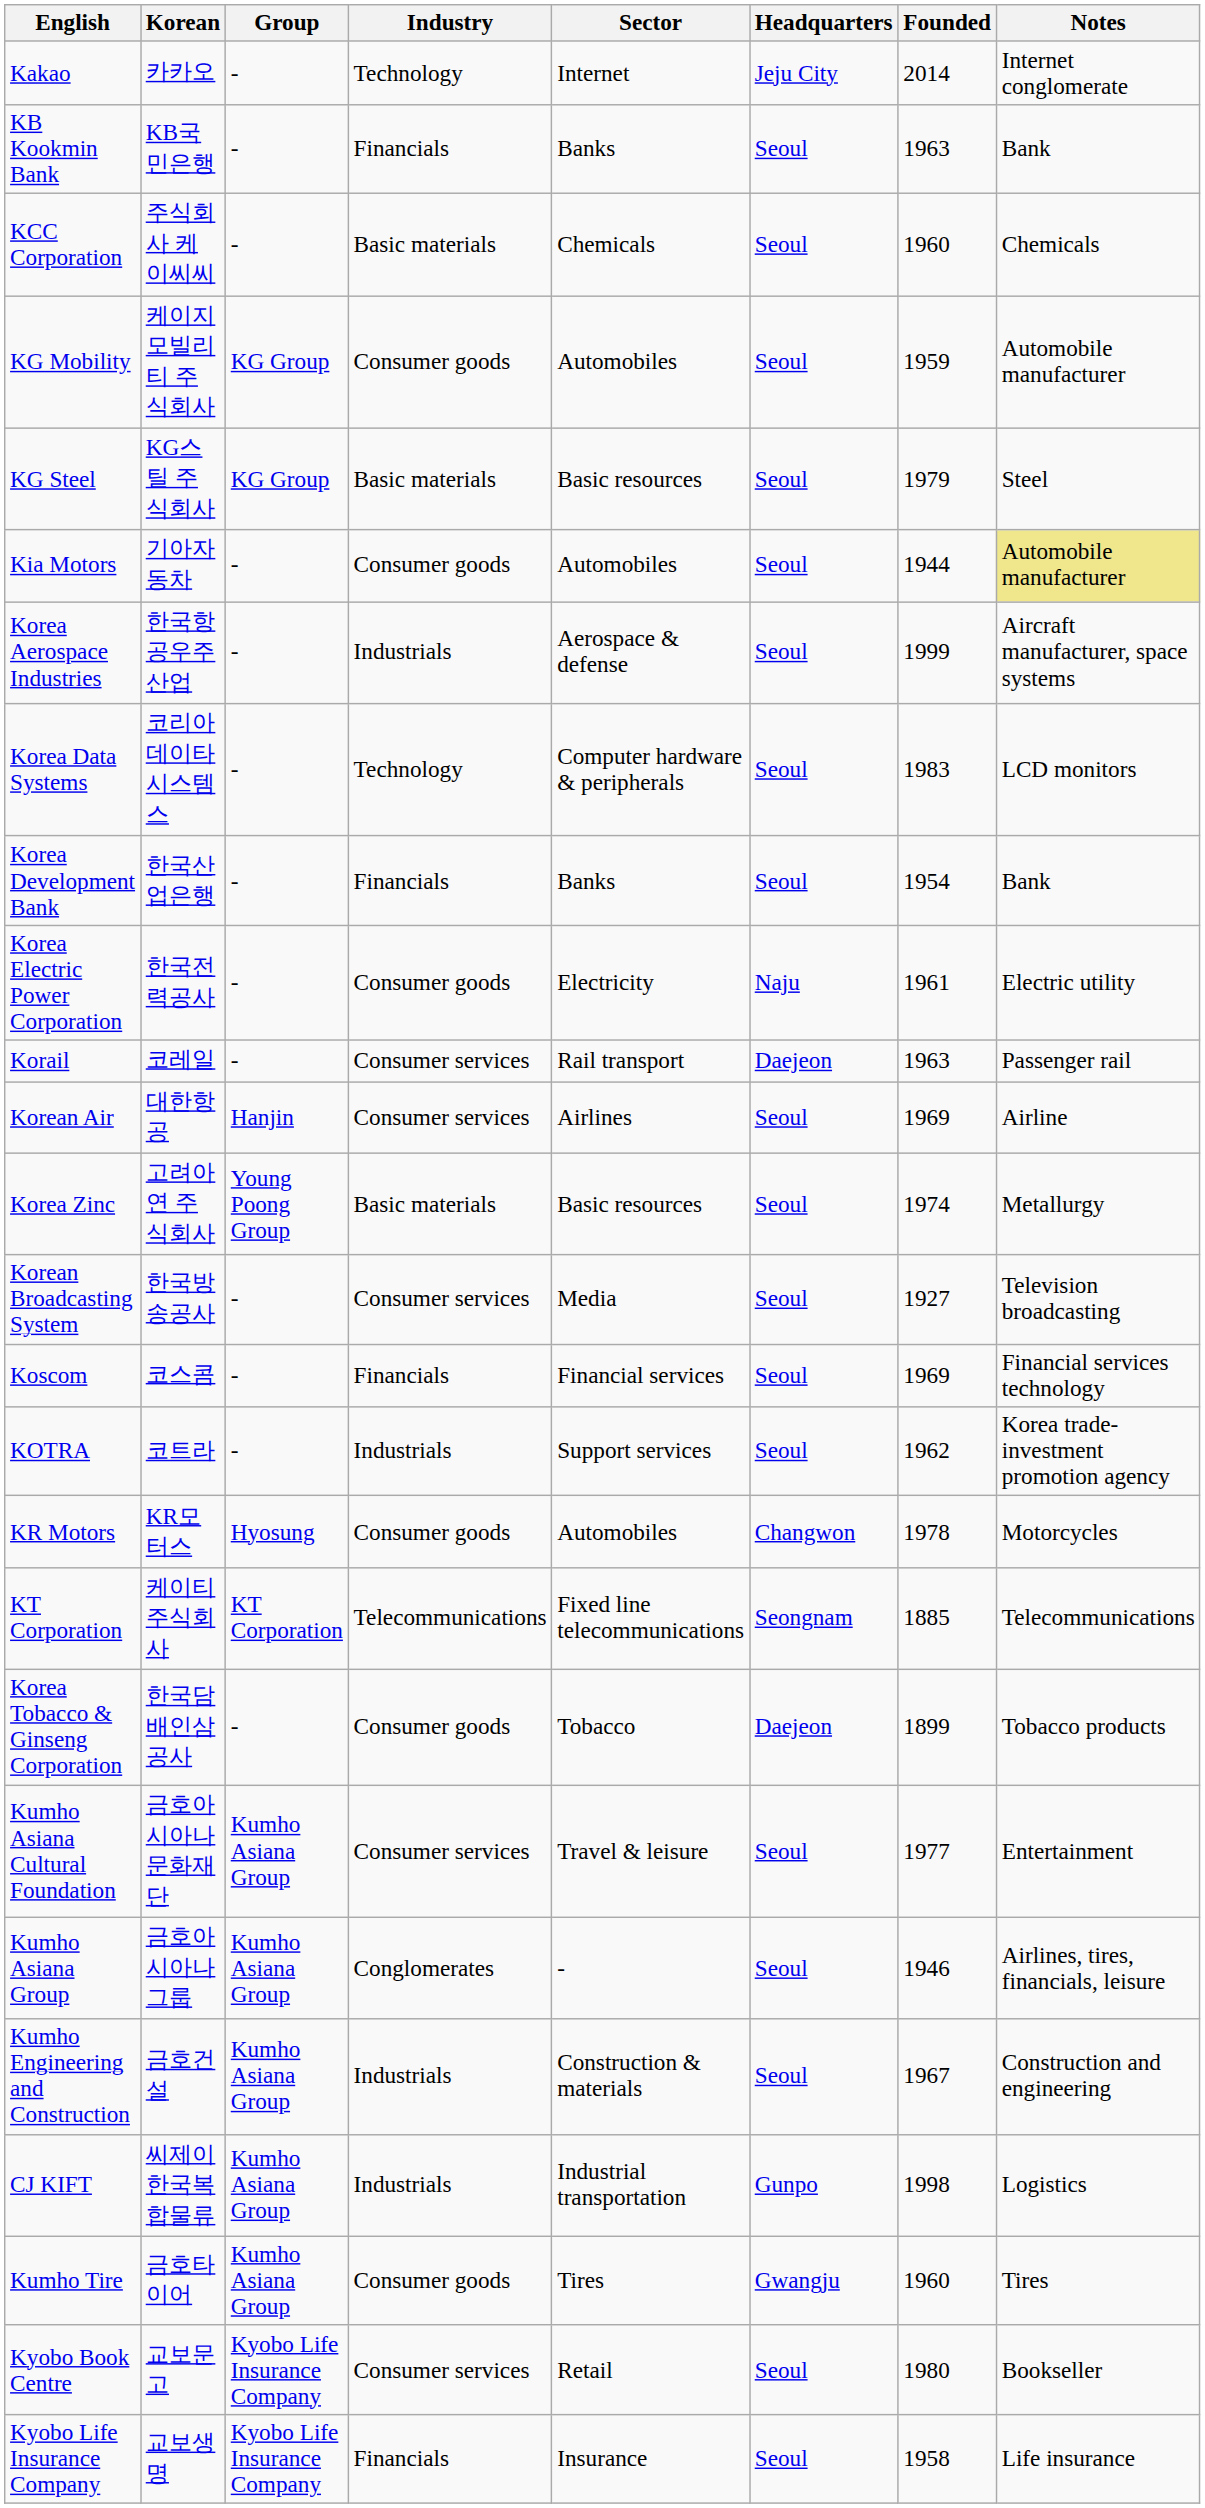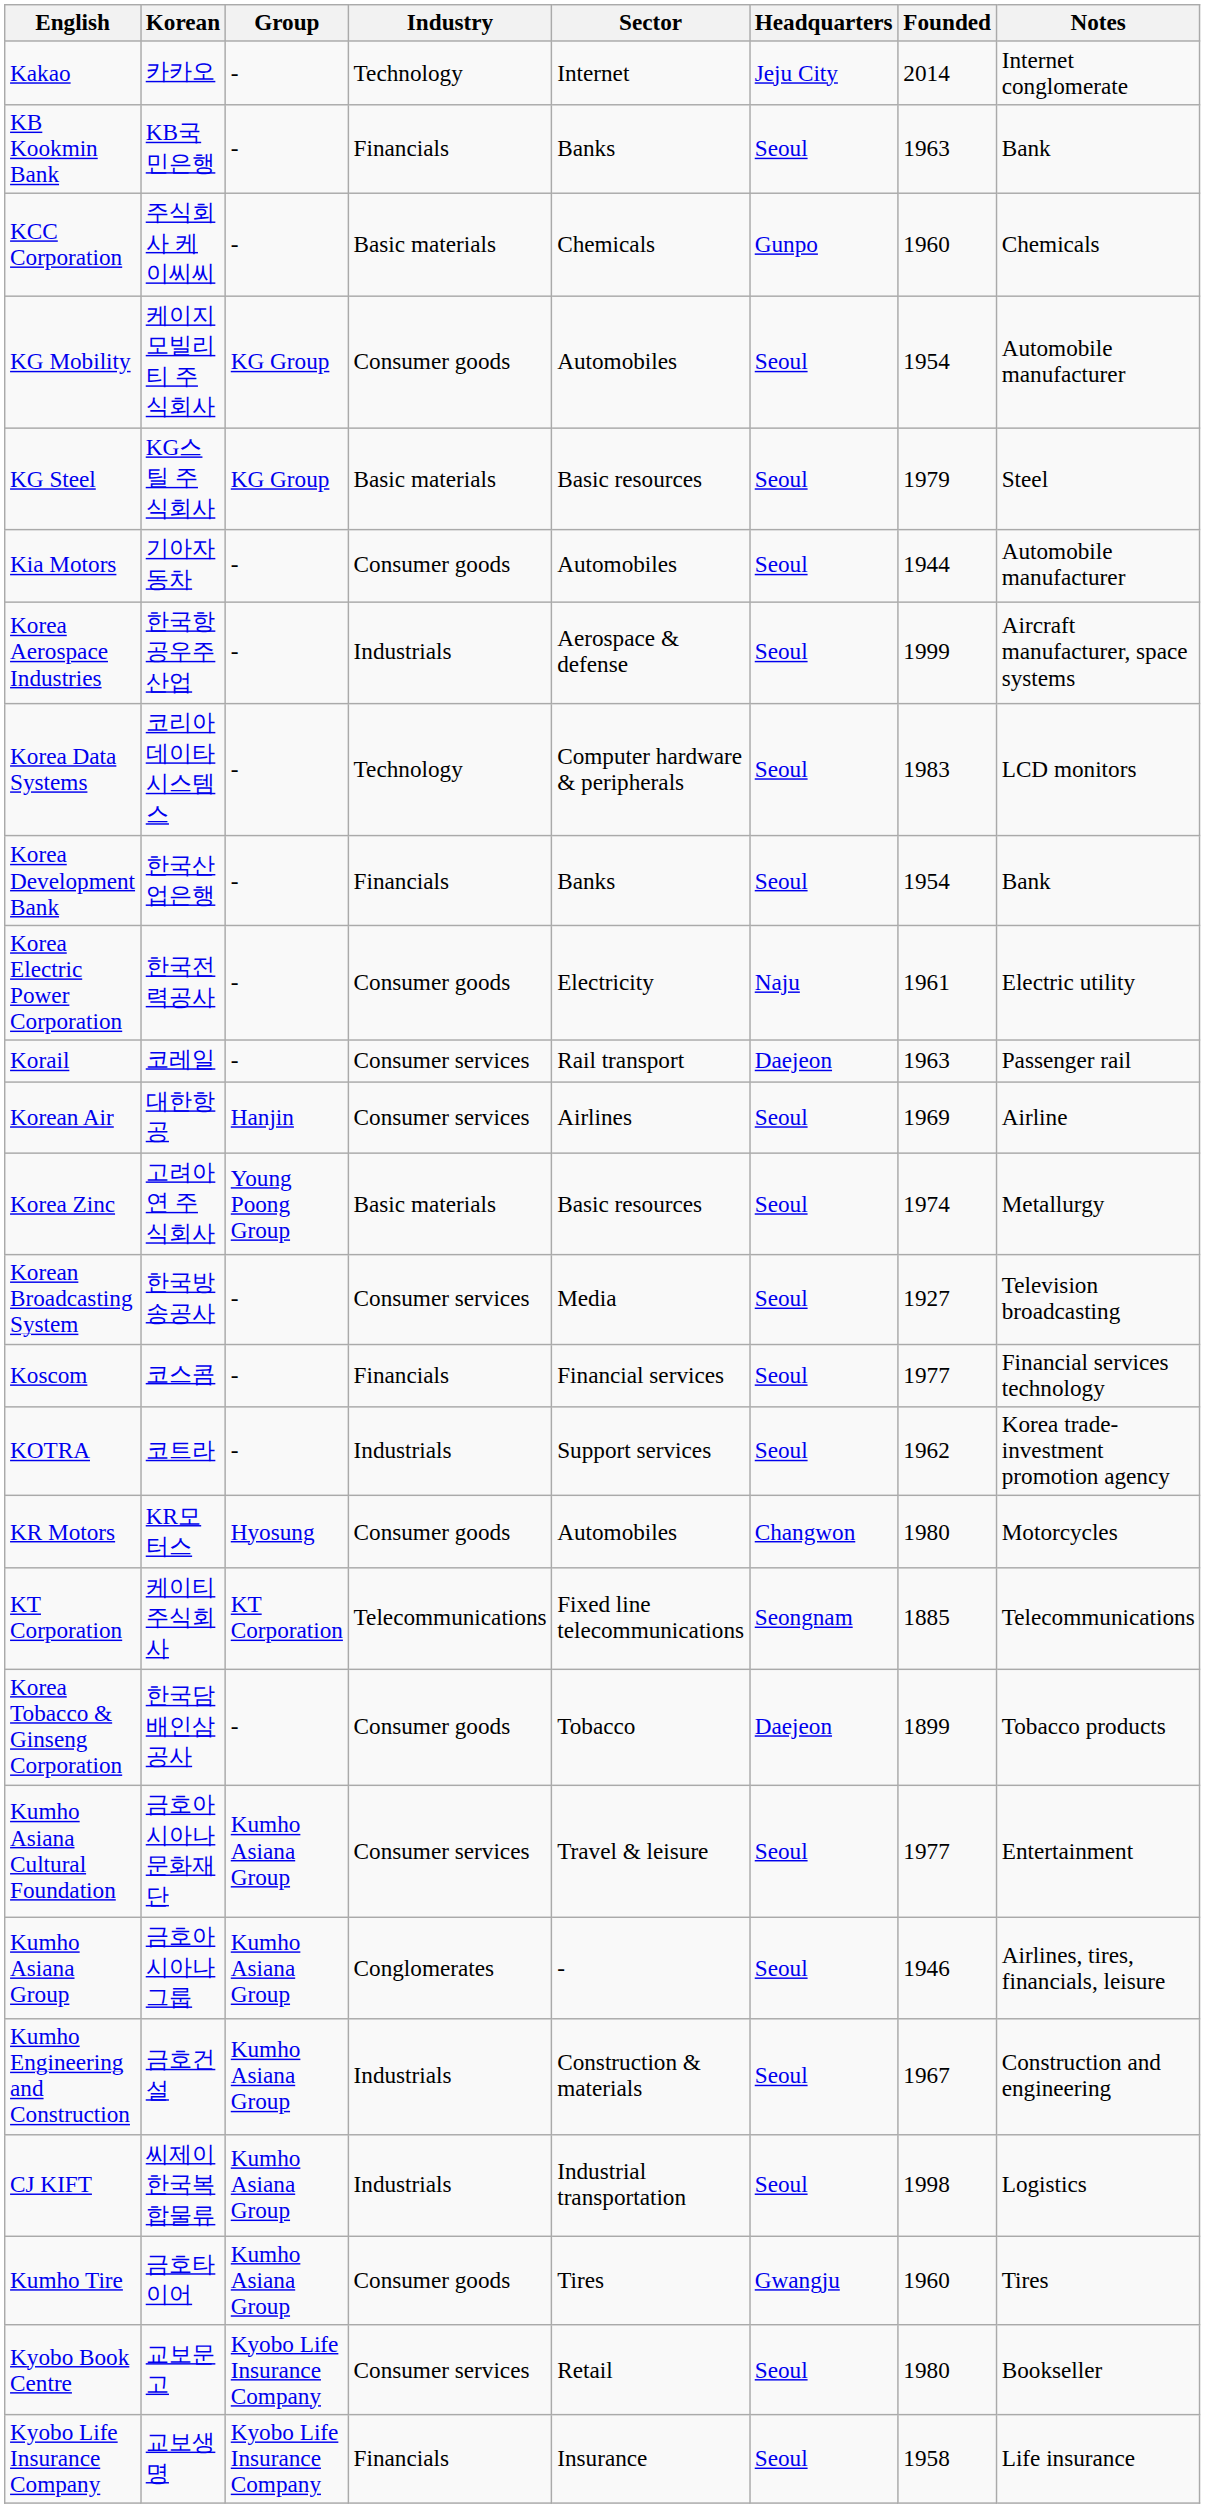(781, 244) Seoul -> (786, 244) Gunpo
(927, 361) 1959 -> (927, 361) 1954
(1064, 565) khaki background -> (1064, 565) no background
(927, 1375) 1969 -> (927, 1375) 1977
(927, 1531) 1978 -> (927, 1531) 1980
(786, 2185) Gunpo -> (781, 2185) Seoul
